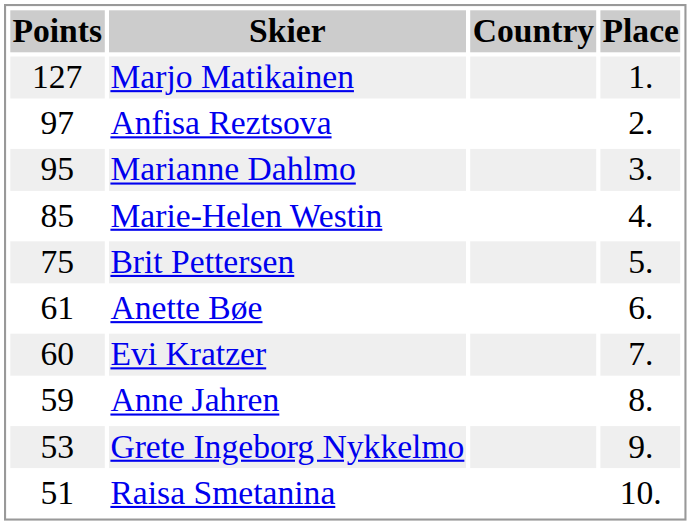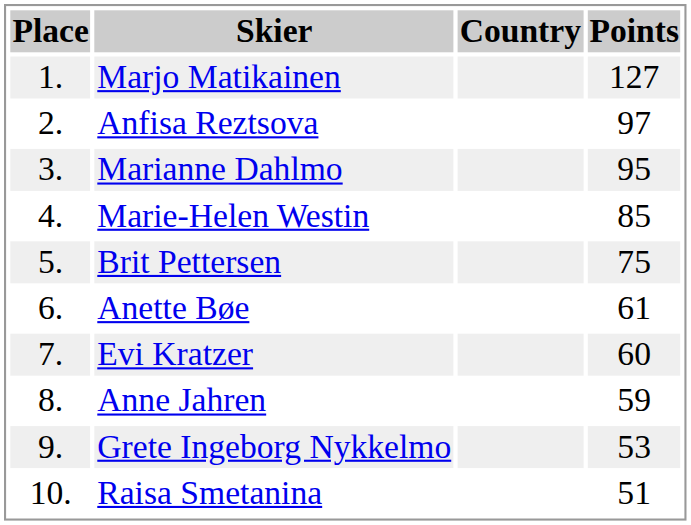columns swapped: (641, 30) <-> (57, 30)
